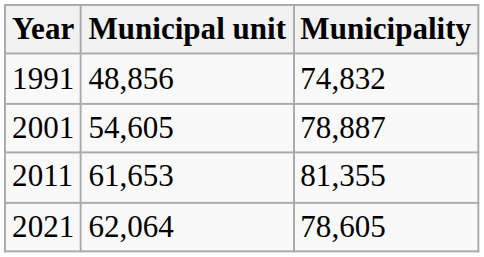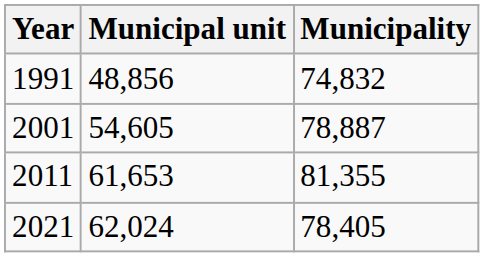(131, 226) 62,064 -> (131, 226) 62,024
(343, 226) 78,605 -> (343, 226) 78,405
